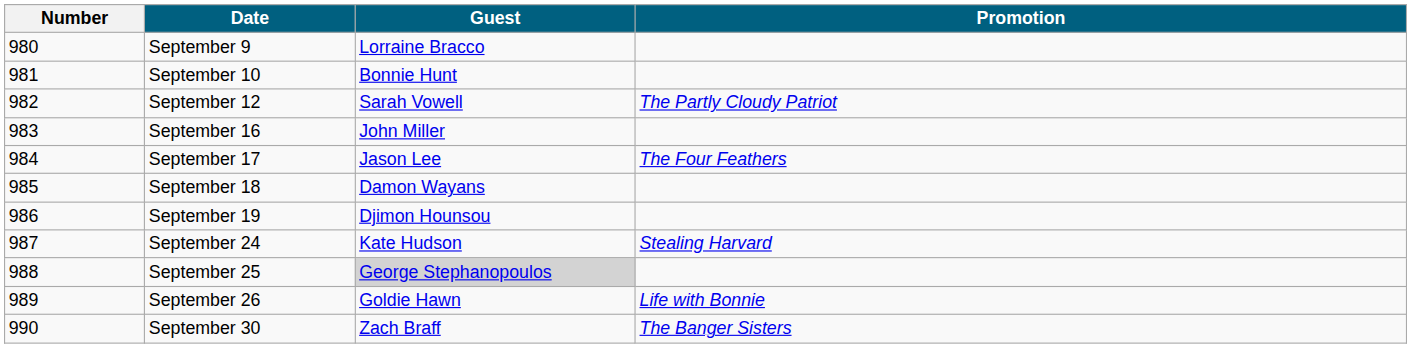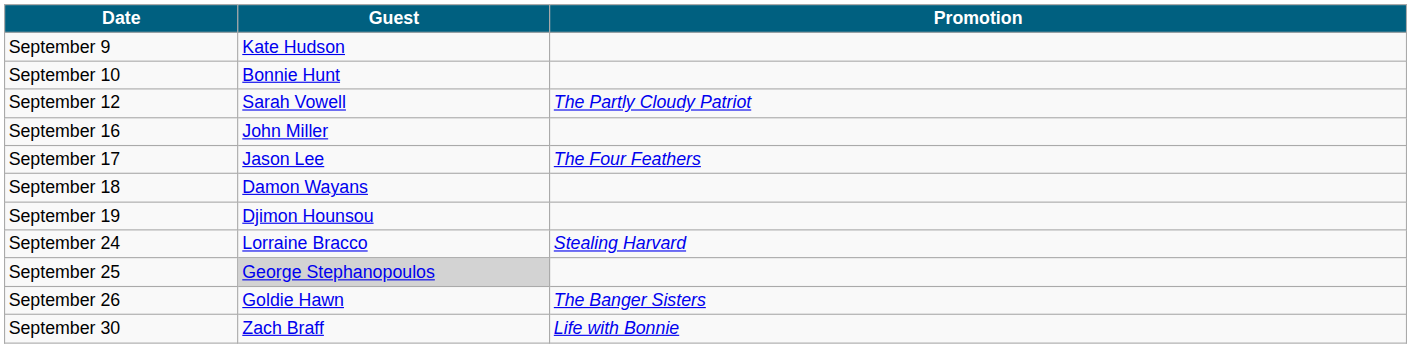- column: (75, 18)
(422, 46) Lorraine Bracco -> (294, 46) Kate Hudson
(410, 243) Kate Hudson -> (305, 243) Lorraine Bracco
(702, 300) Life with Bonnie -> (630, 300) The Banger Sisters
(716, 328) The Banger Sisters -> (617, 328) Life with Bonnie
